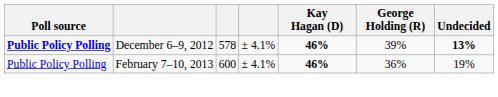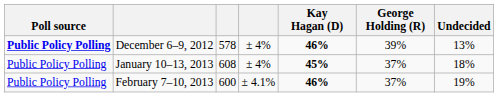(258, 45) ± 4.1% -> (258, 45) ± 4%
(464, 45) bold -> (464, 45) normal
+ row: (164, 63)
(395, 63) 36% -> (395, 82) 37%
